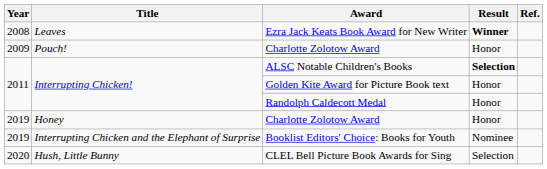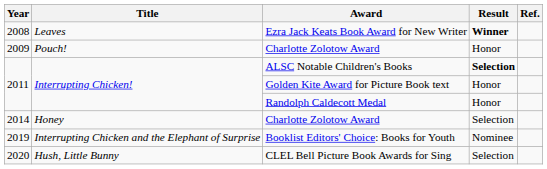(18, 119) 2019 -> (18, 119) 2014
(486, 119) Honor -> (493, 119) Selection
